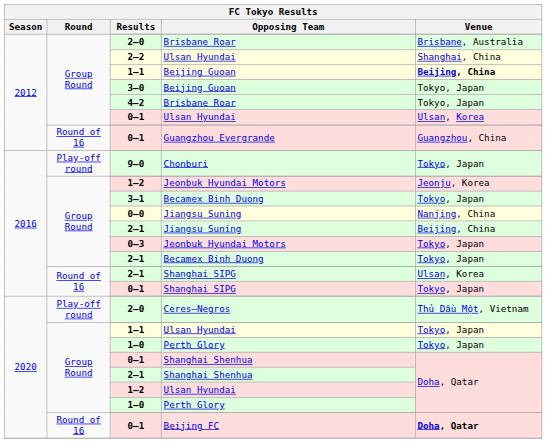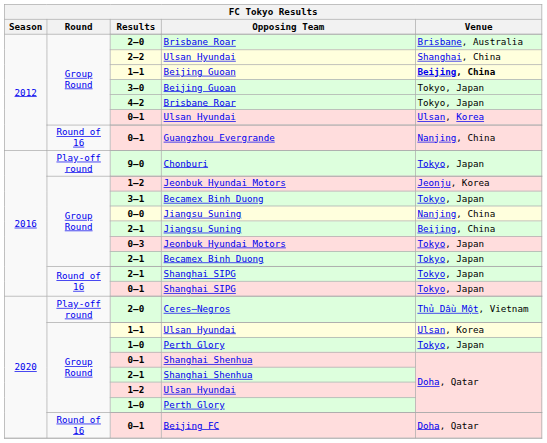(462, 138) Guangzhou, China -> (456, 138) Nanjing, China
(451, 274) Ulsan, Korea -> (451, 274) Tokyo, Japan
(451, 330) Tokyo, Japan -> (451, 330) Ulsan, Korea
(448, 425) bold -> (448, 425) normal
